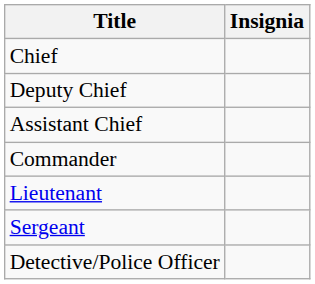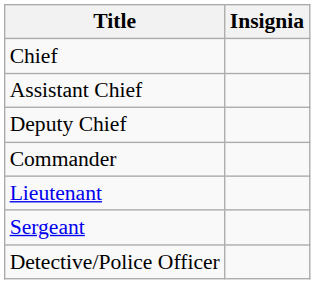rows swapped: (68, 90) <-> (76, 124)
